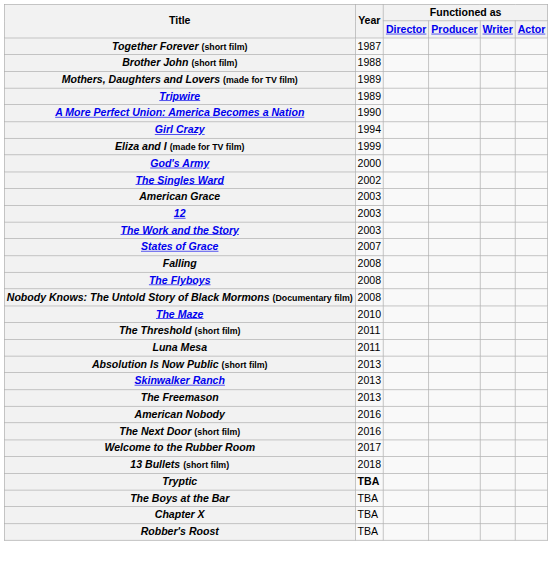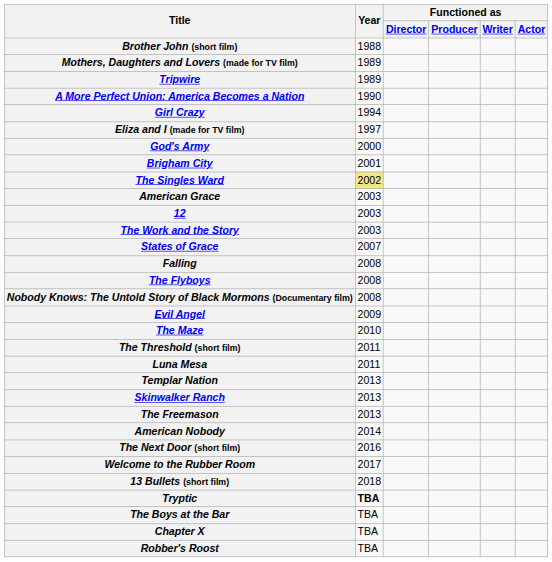- row: (180, 46)
(369, 146) 1999 -> (369, 130) 1997
+ row: (180, 163)
(369, 180) no background -> (369, 180) khaki background
+ row: (180, 314)
- row: (180, 364)
+ row: (180, 381)
(369, 414) 2016 -> (369, 431) 2014
